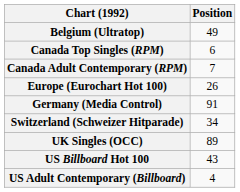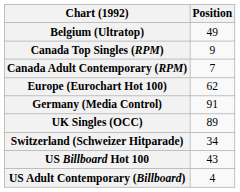(212, 50) 6 -> (212, 50) 9
(212, 86) 26 -> (212, 86) 62
rows swapped: (97, 123) <-> (97, 141)
